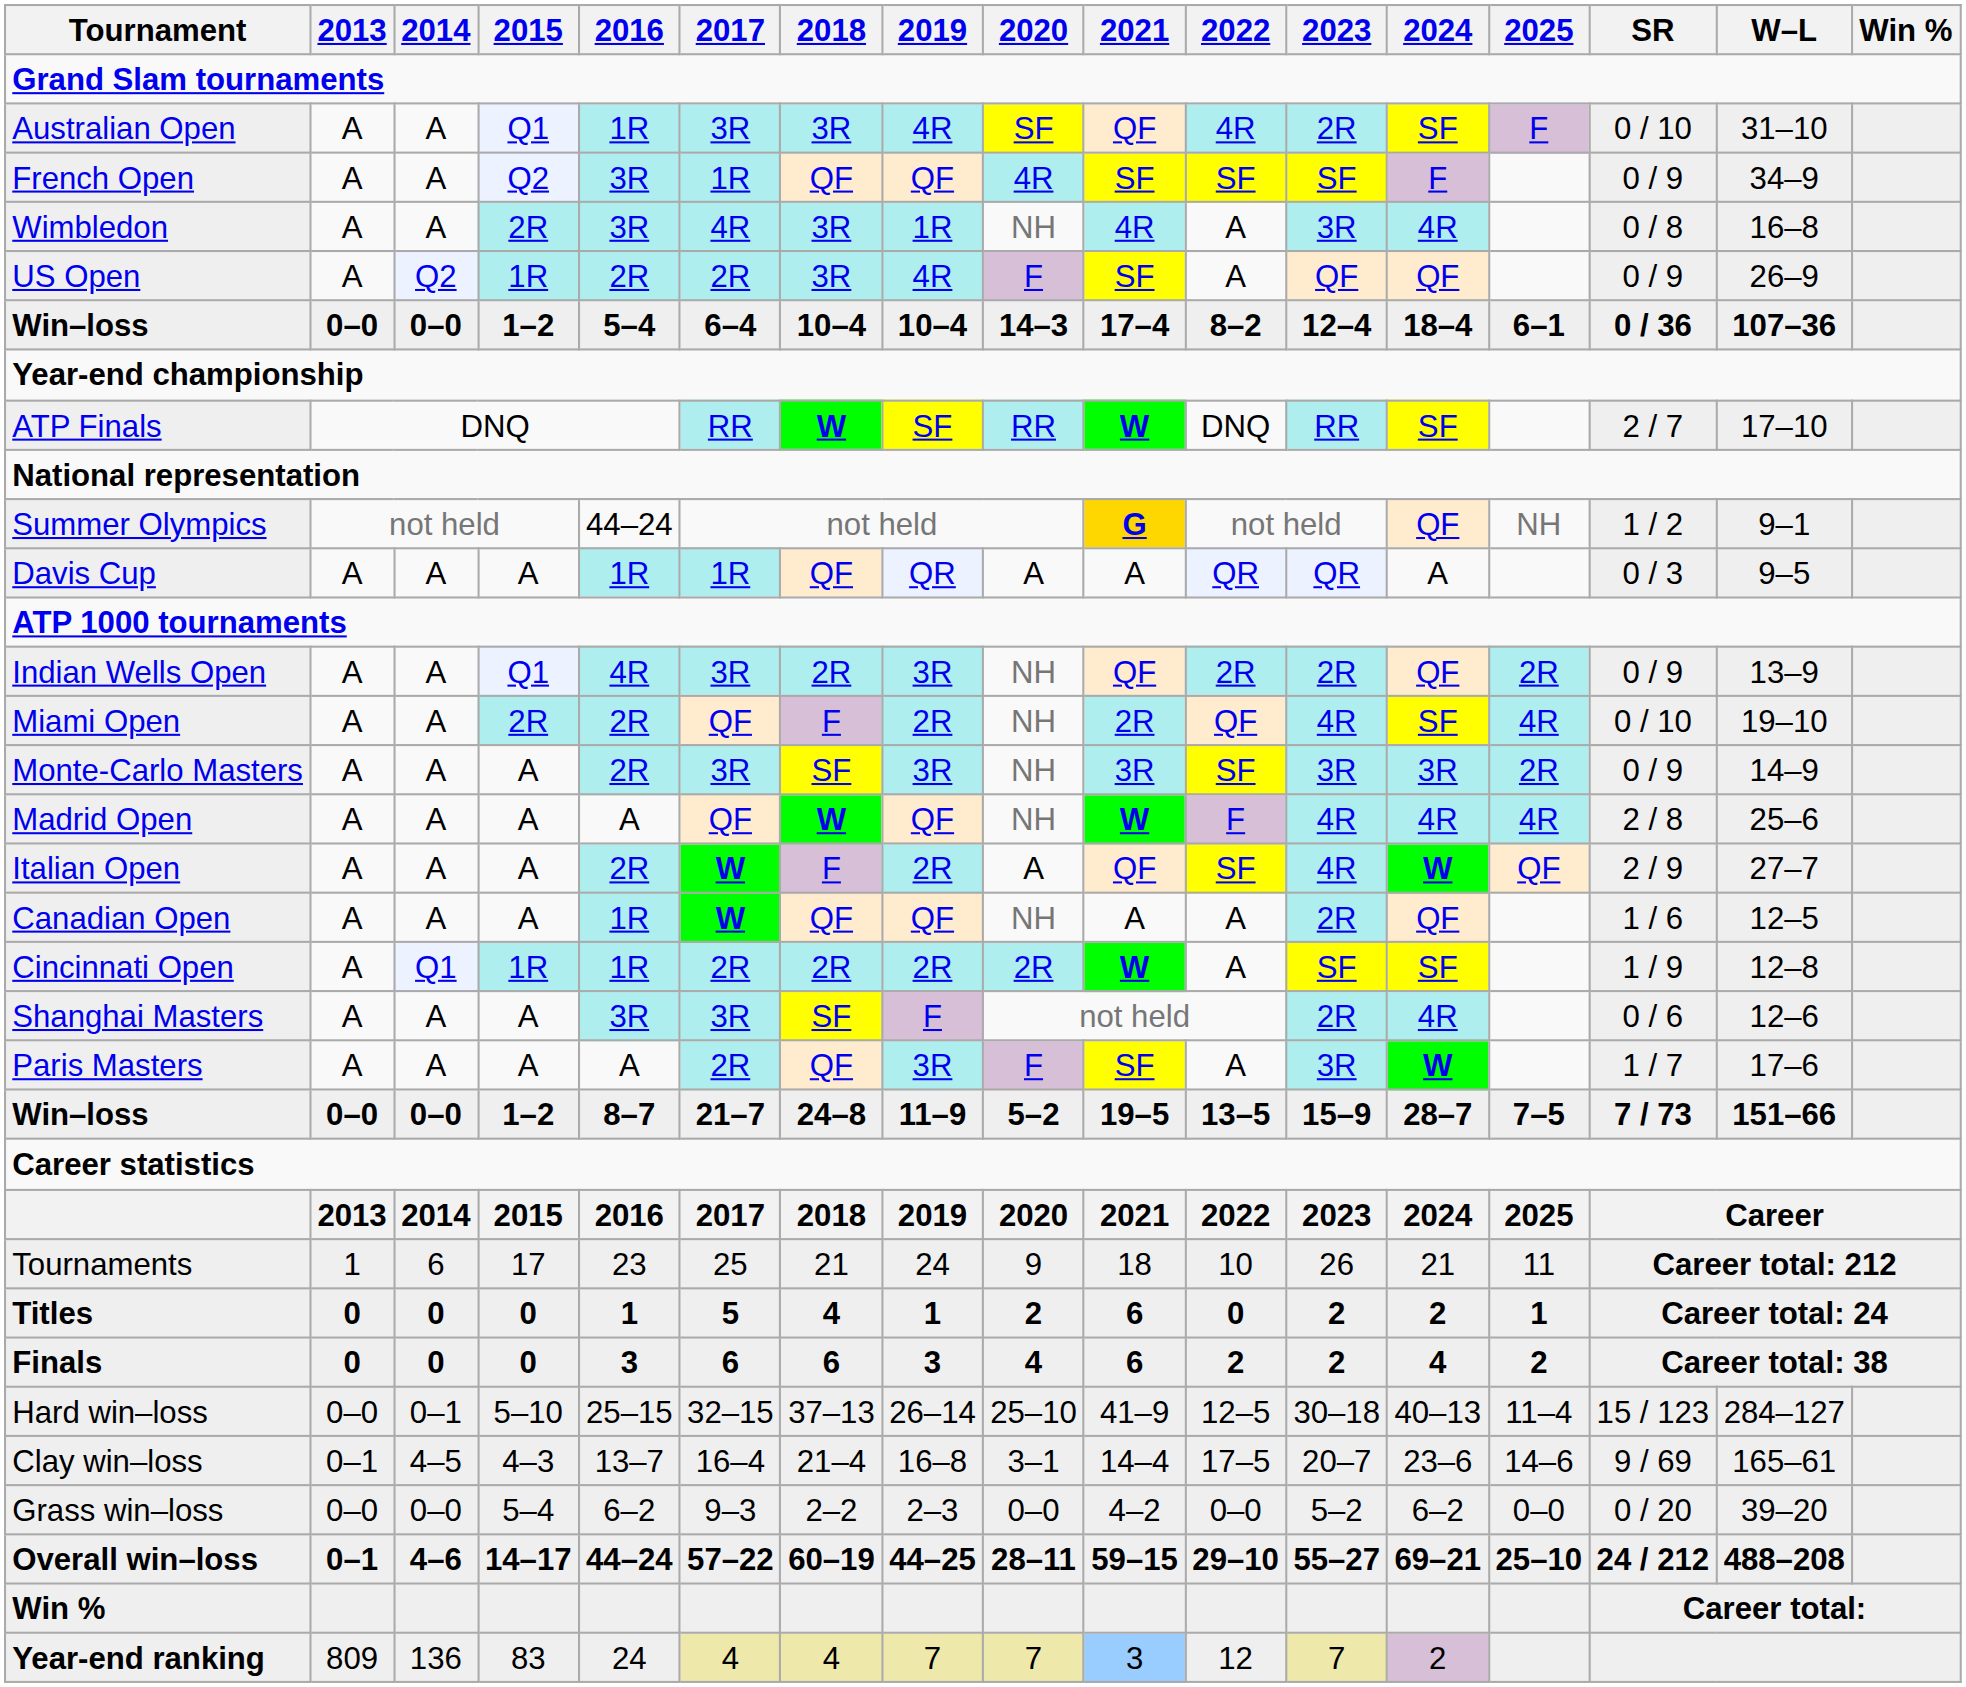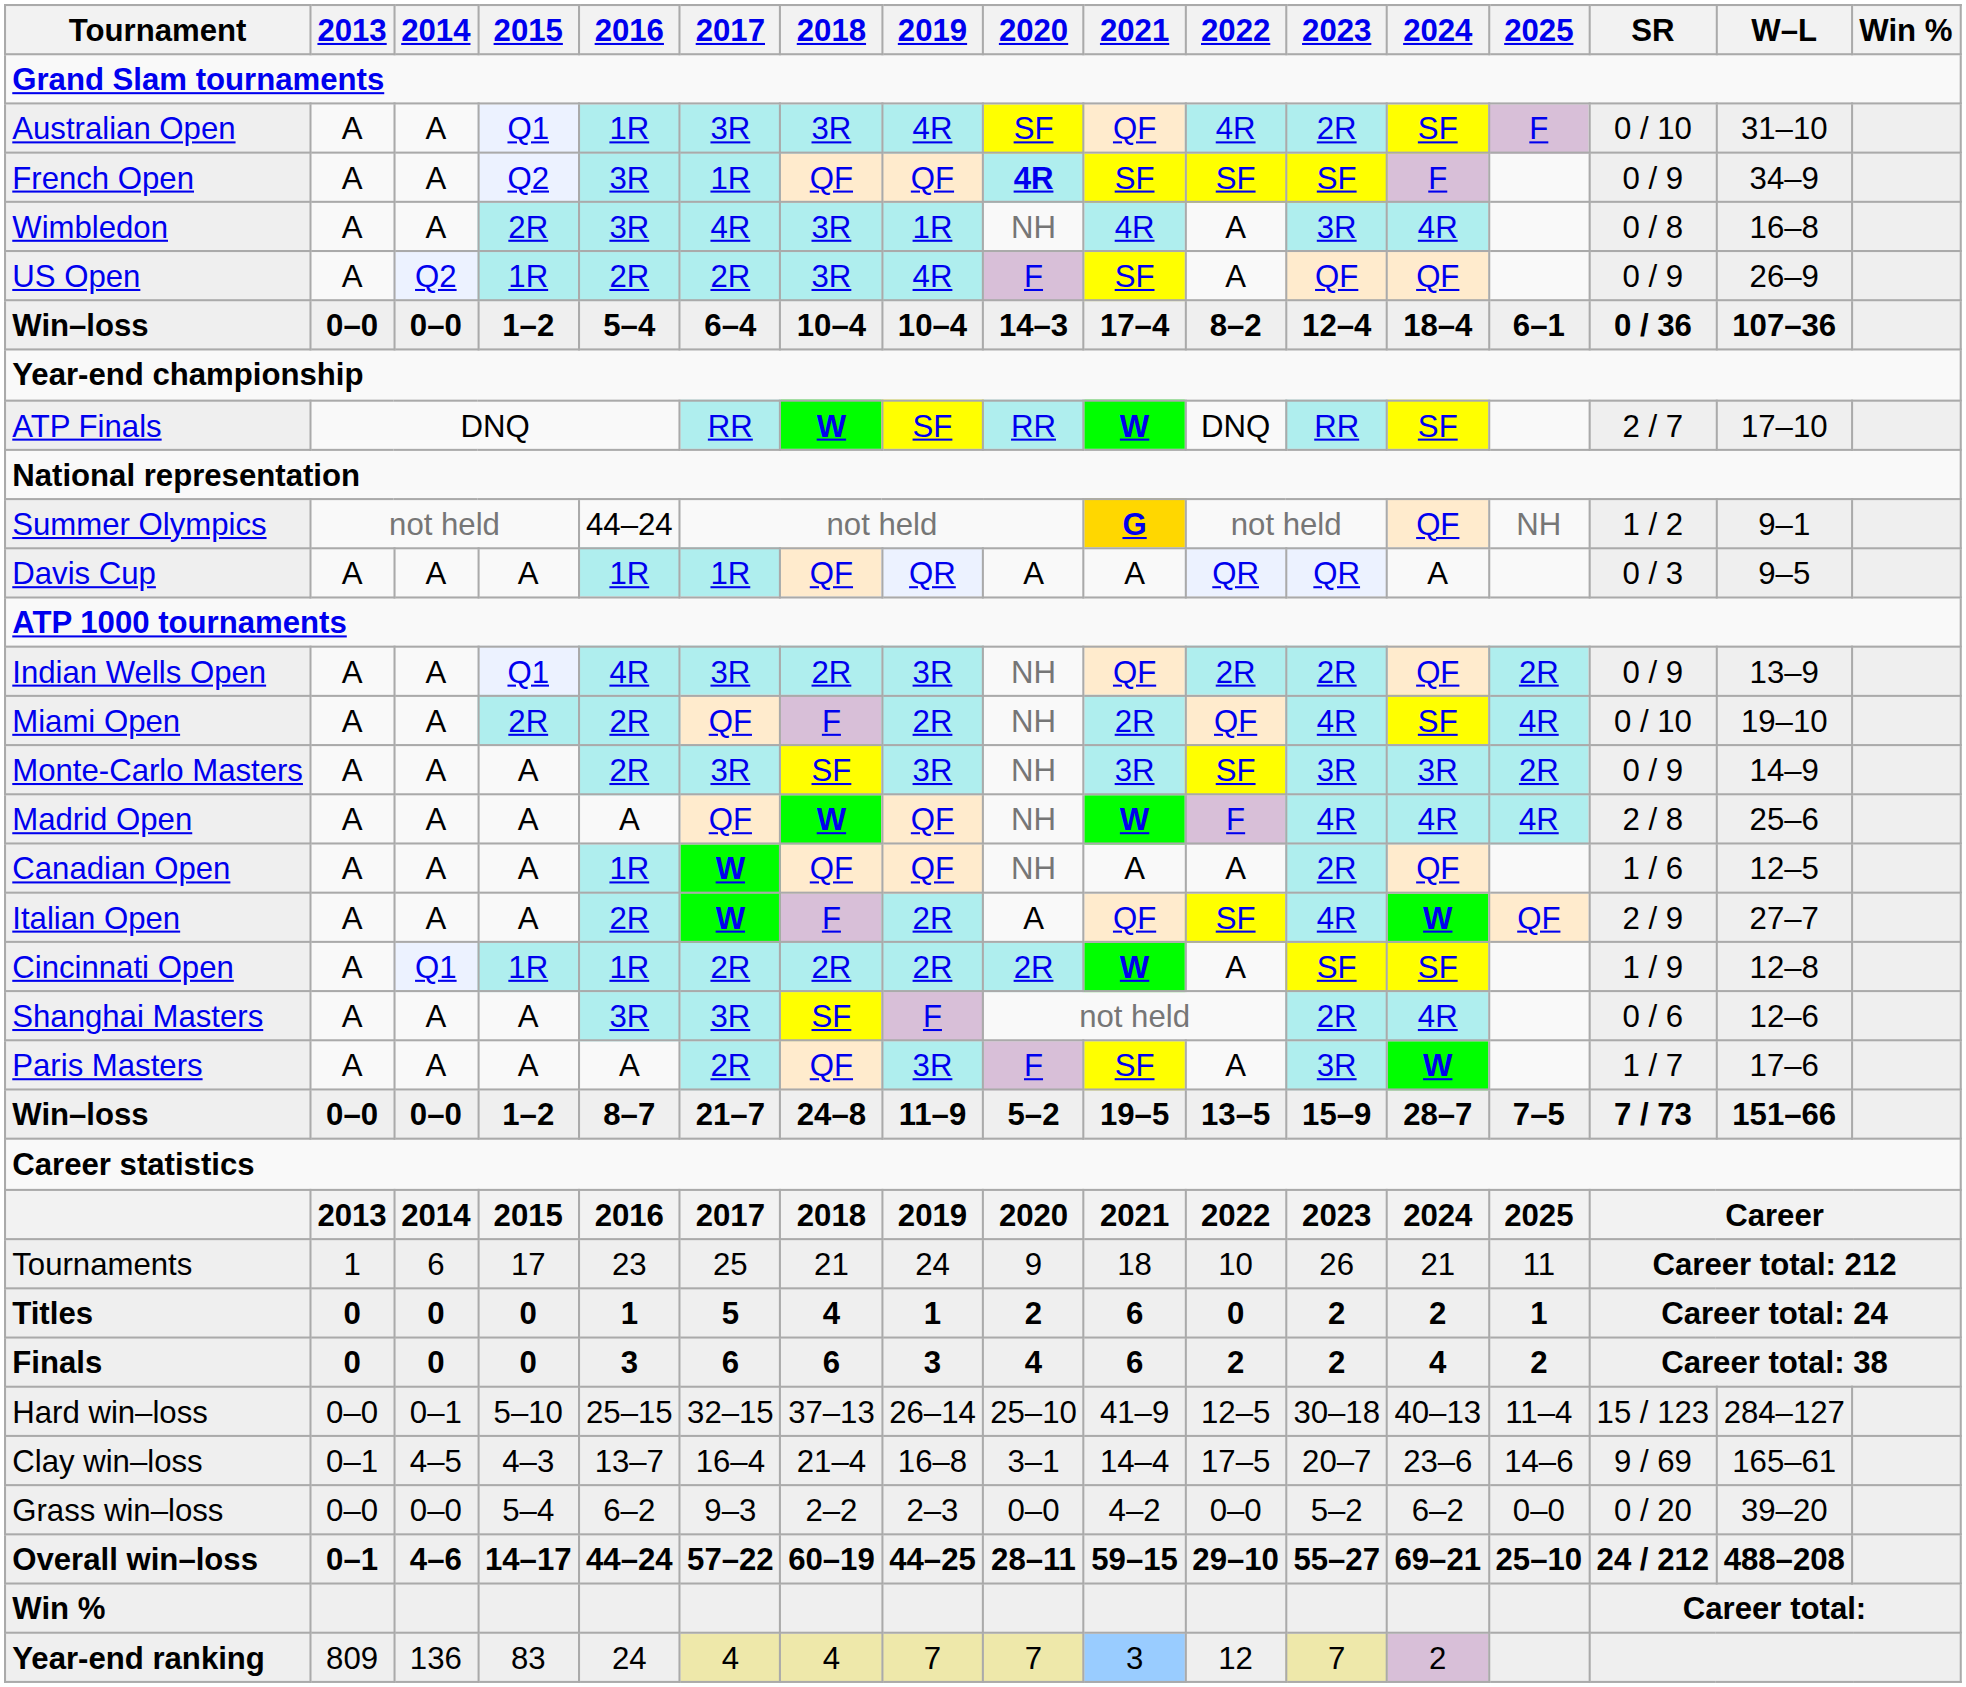(1034, 178) normal -> (1034, 178) bold
rows swapped: (96, 868) <-> (121, 918)
